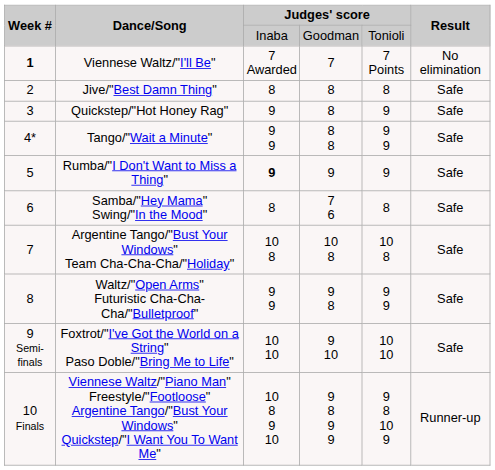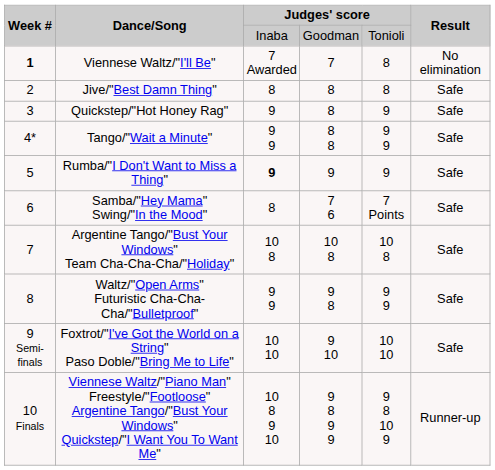(386, 63) 7 Points -> (386, 63) 8
(386, 207) 8 -> (386, 207) 7 Points
